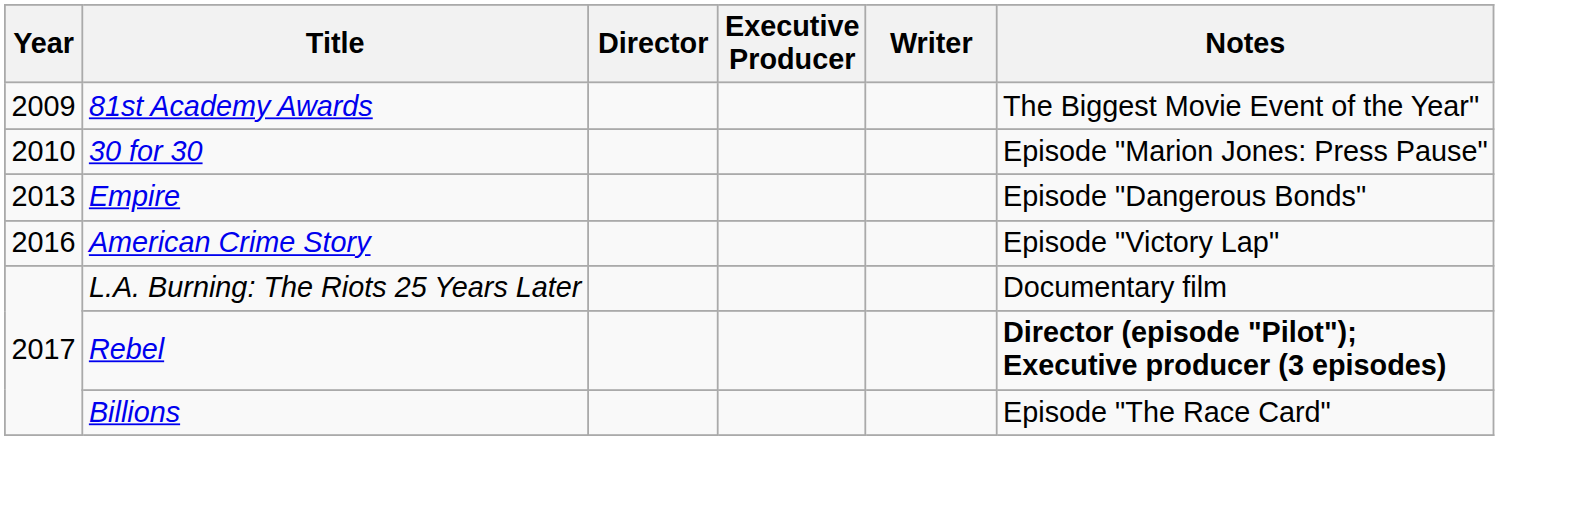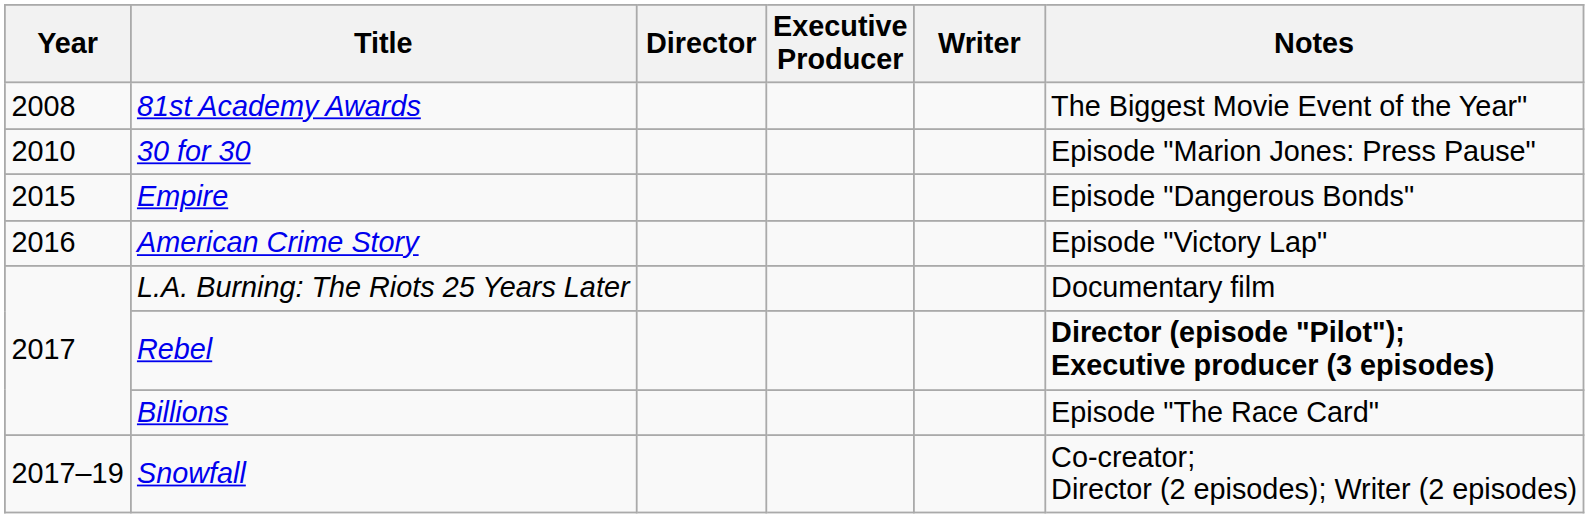(44, 105) 2009 -> (44, 105) 2008
(44, 196) 2013 -> (44, 196) 2015
+ row: (191, 473)
